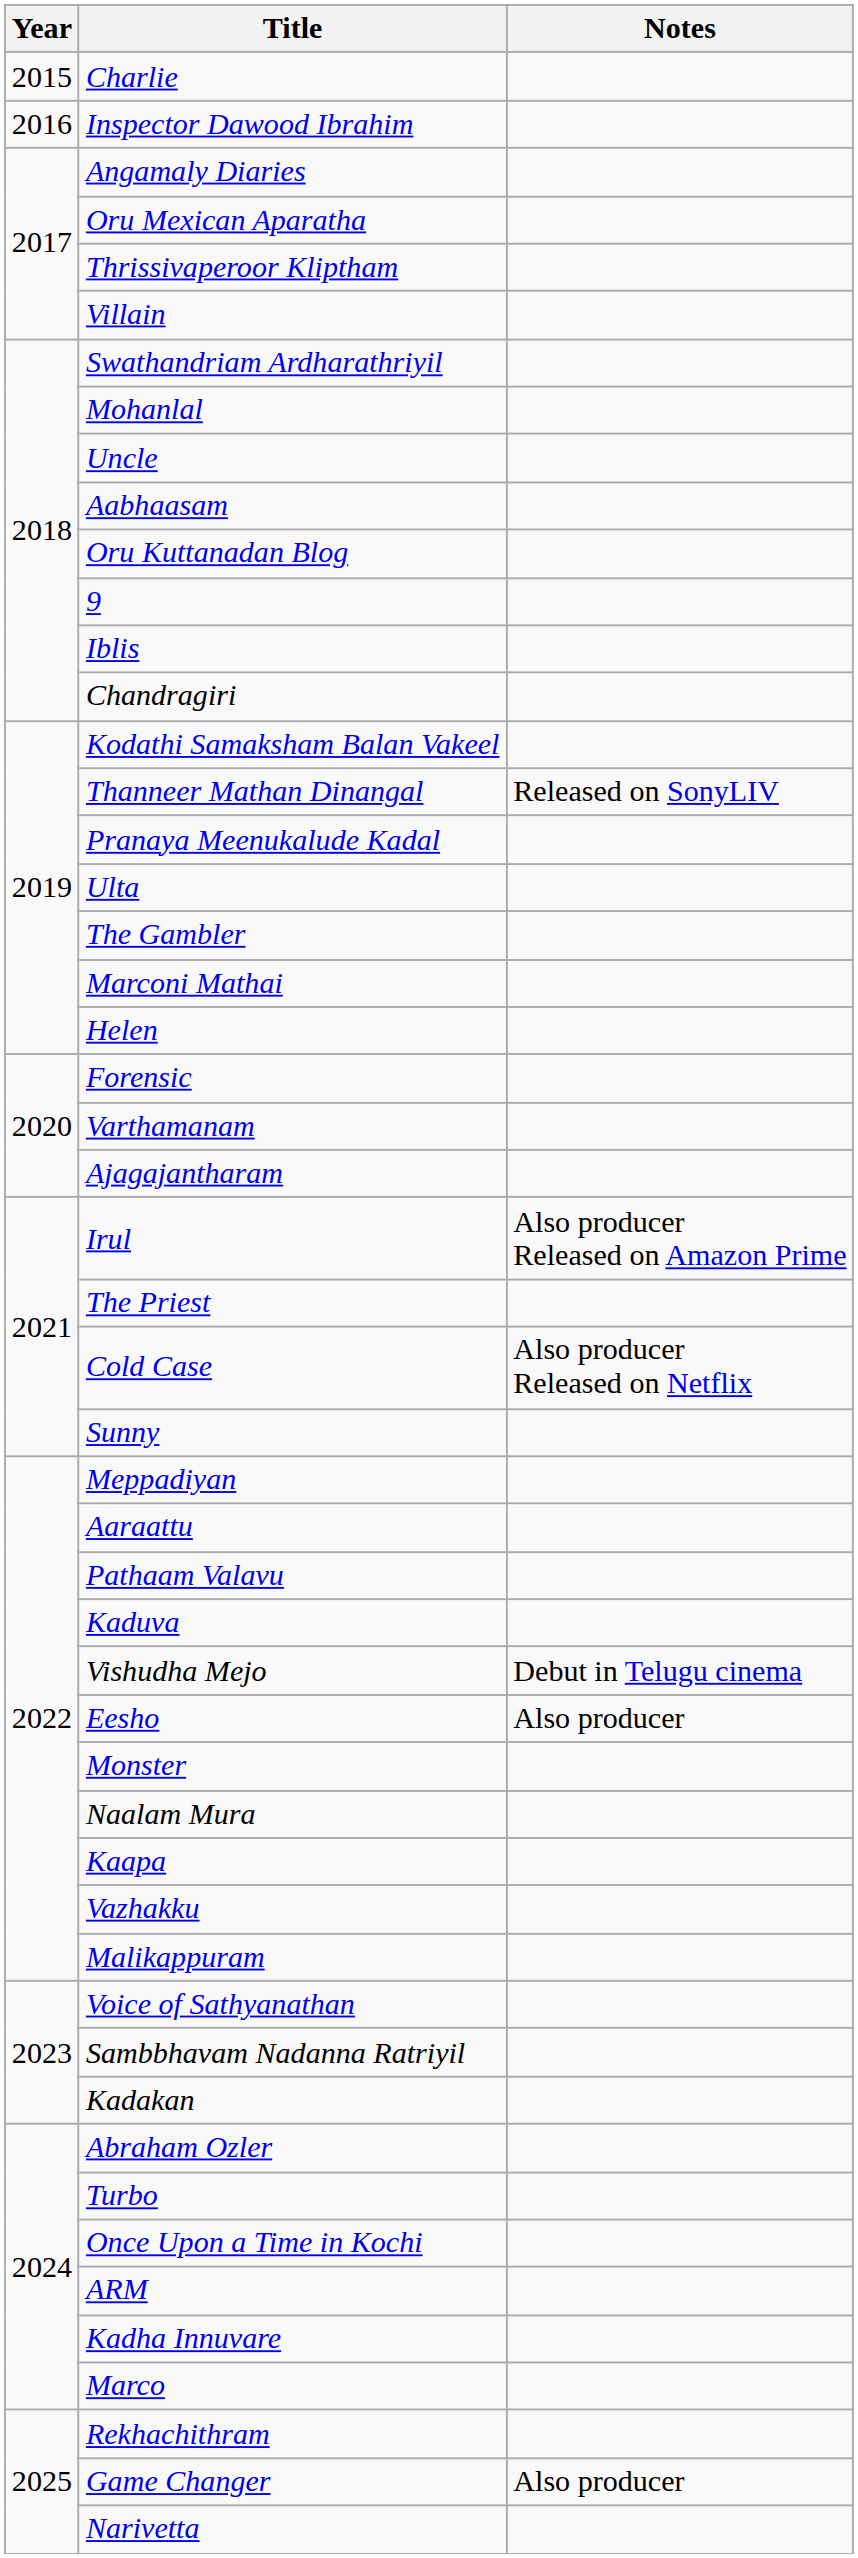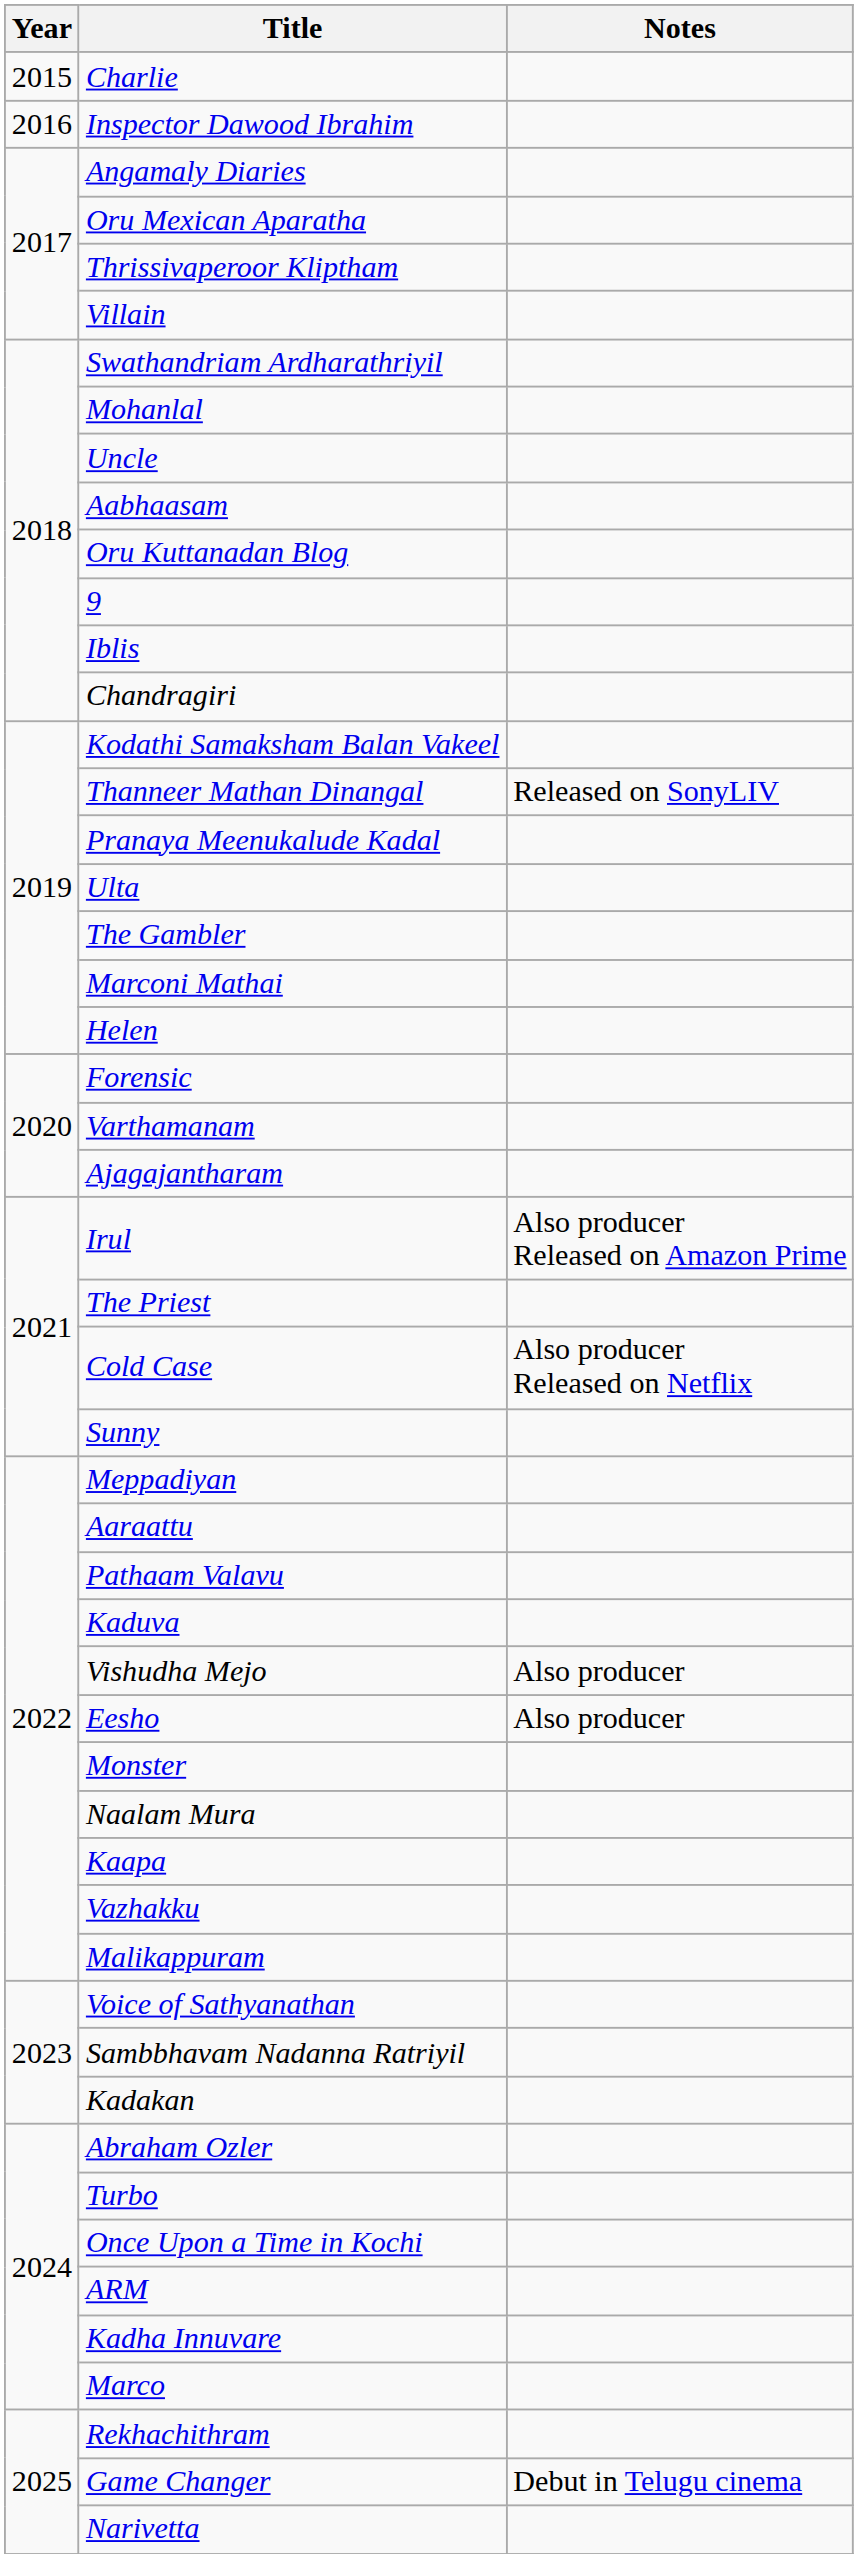(658, 1670) Debut in Telugu cinema -> (599, 1670) Also producer
(599, 2481) Also producer -> (658, 2481) Debut in Telugu cinema
